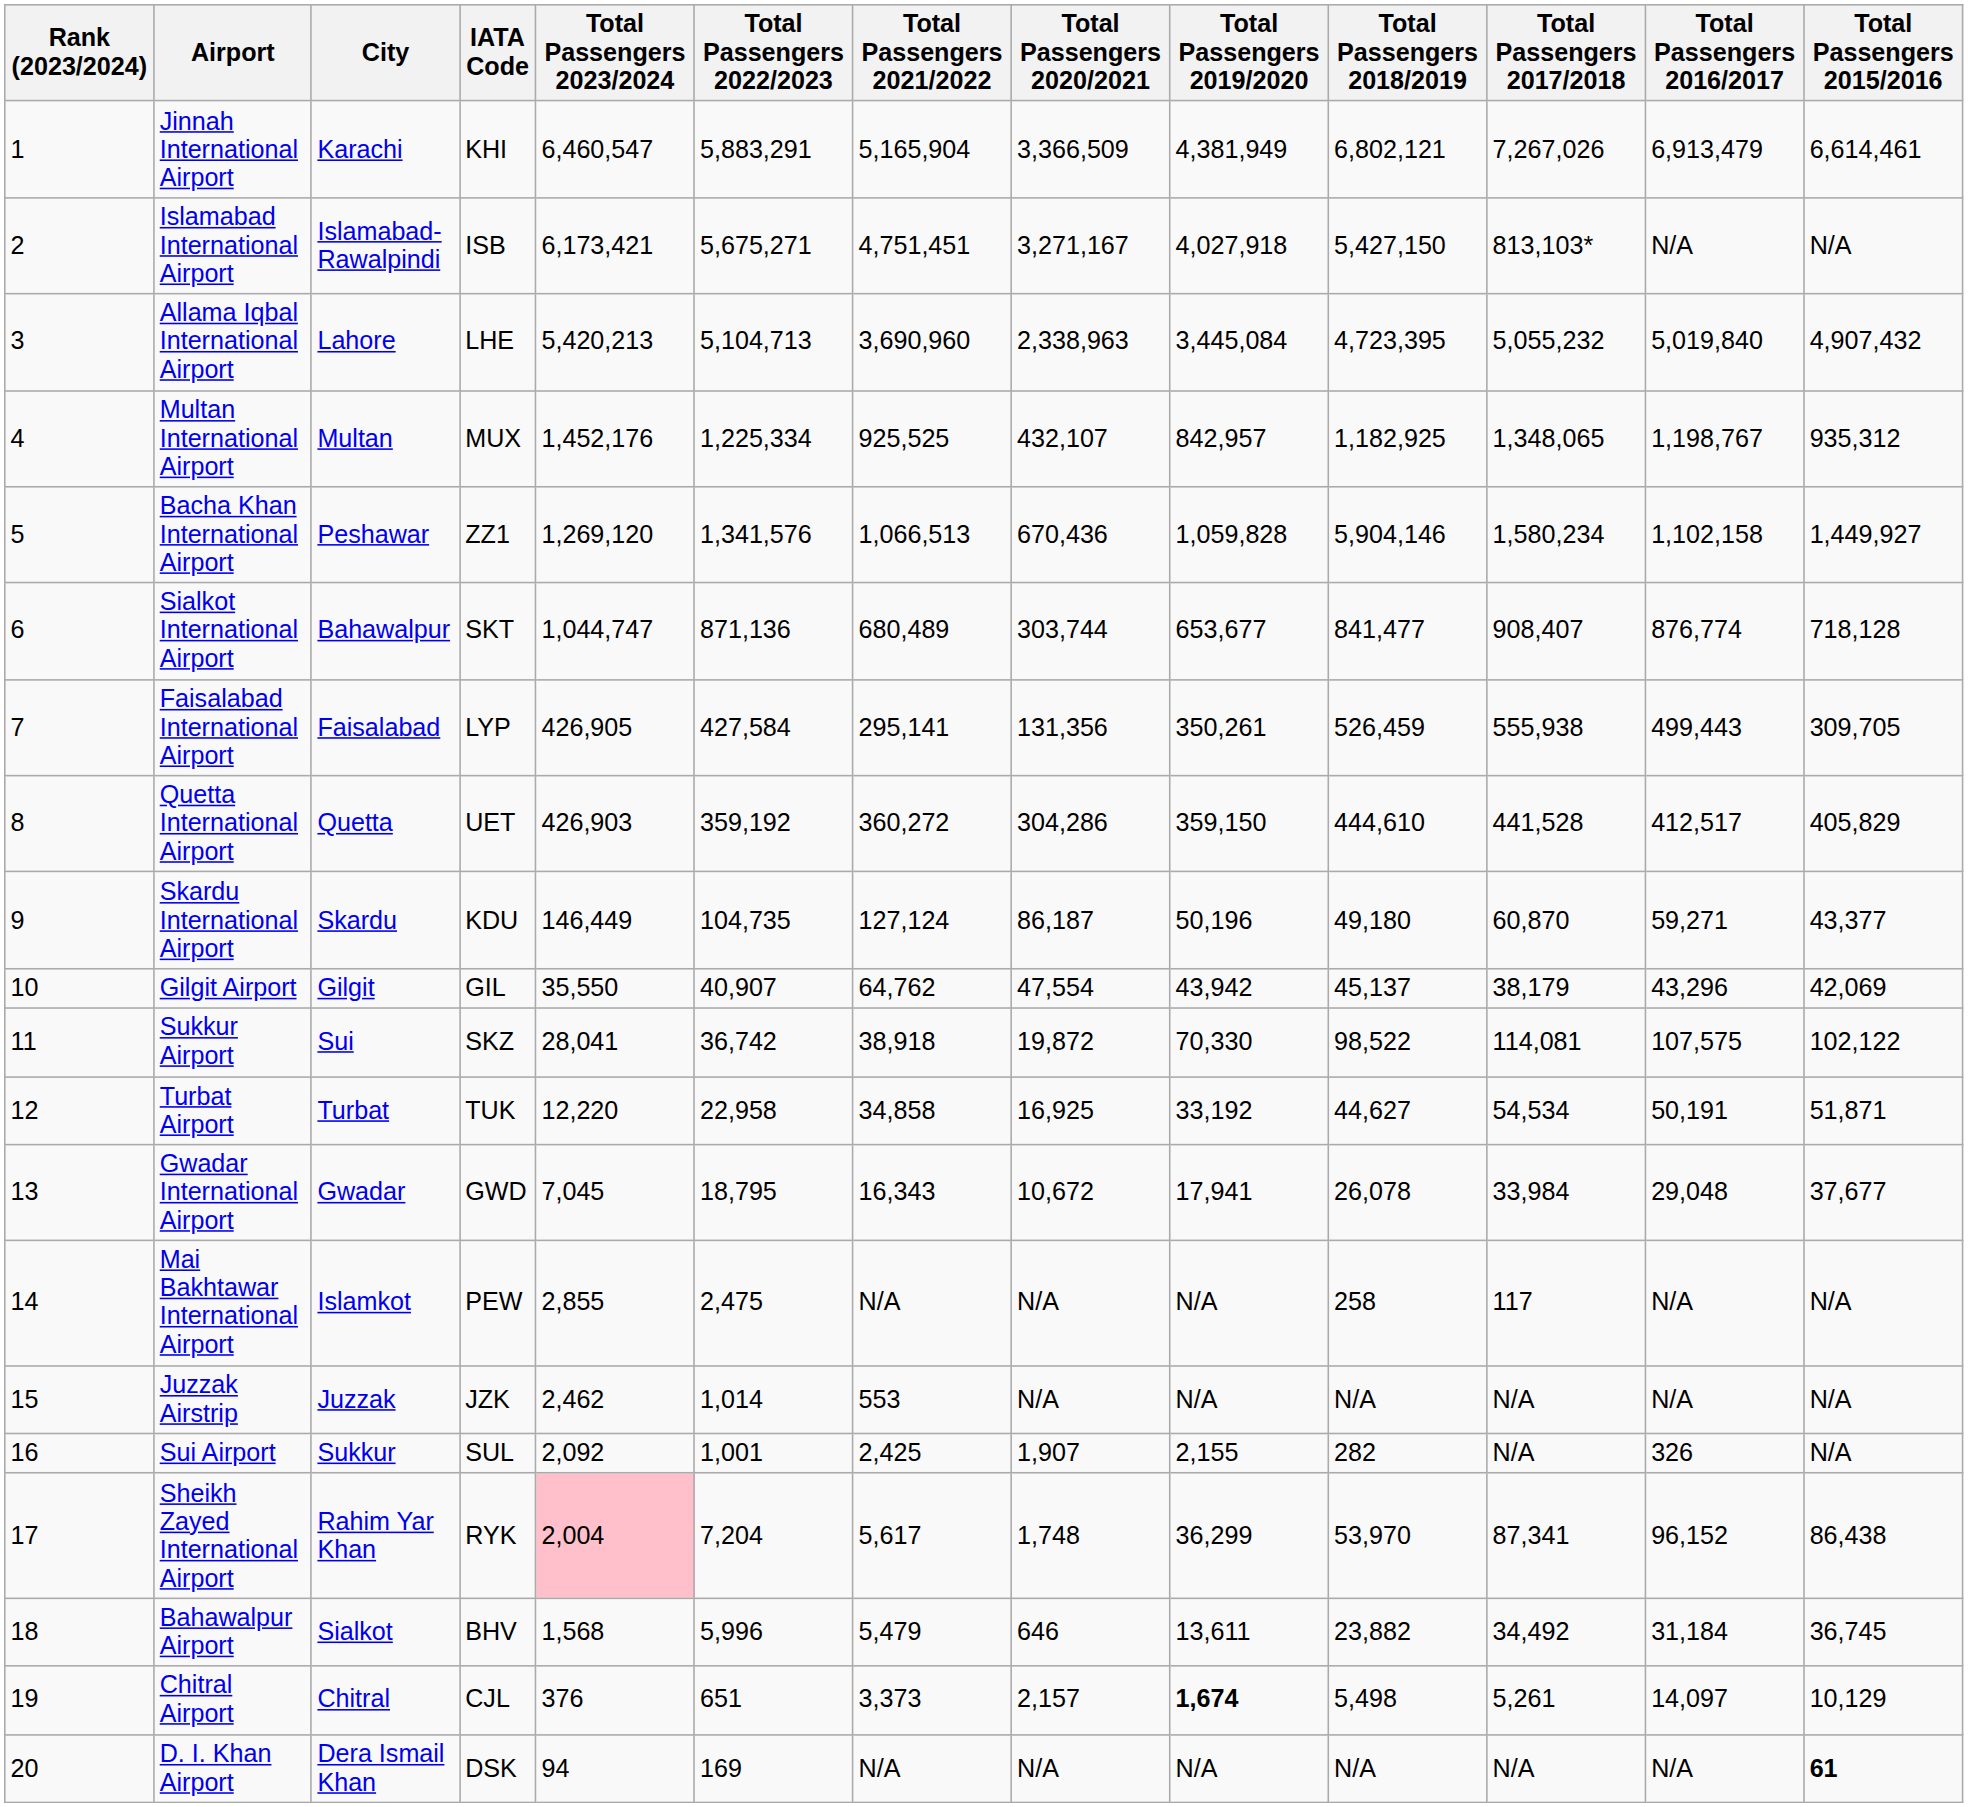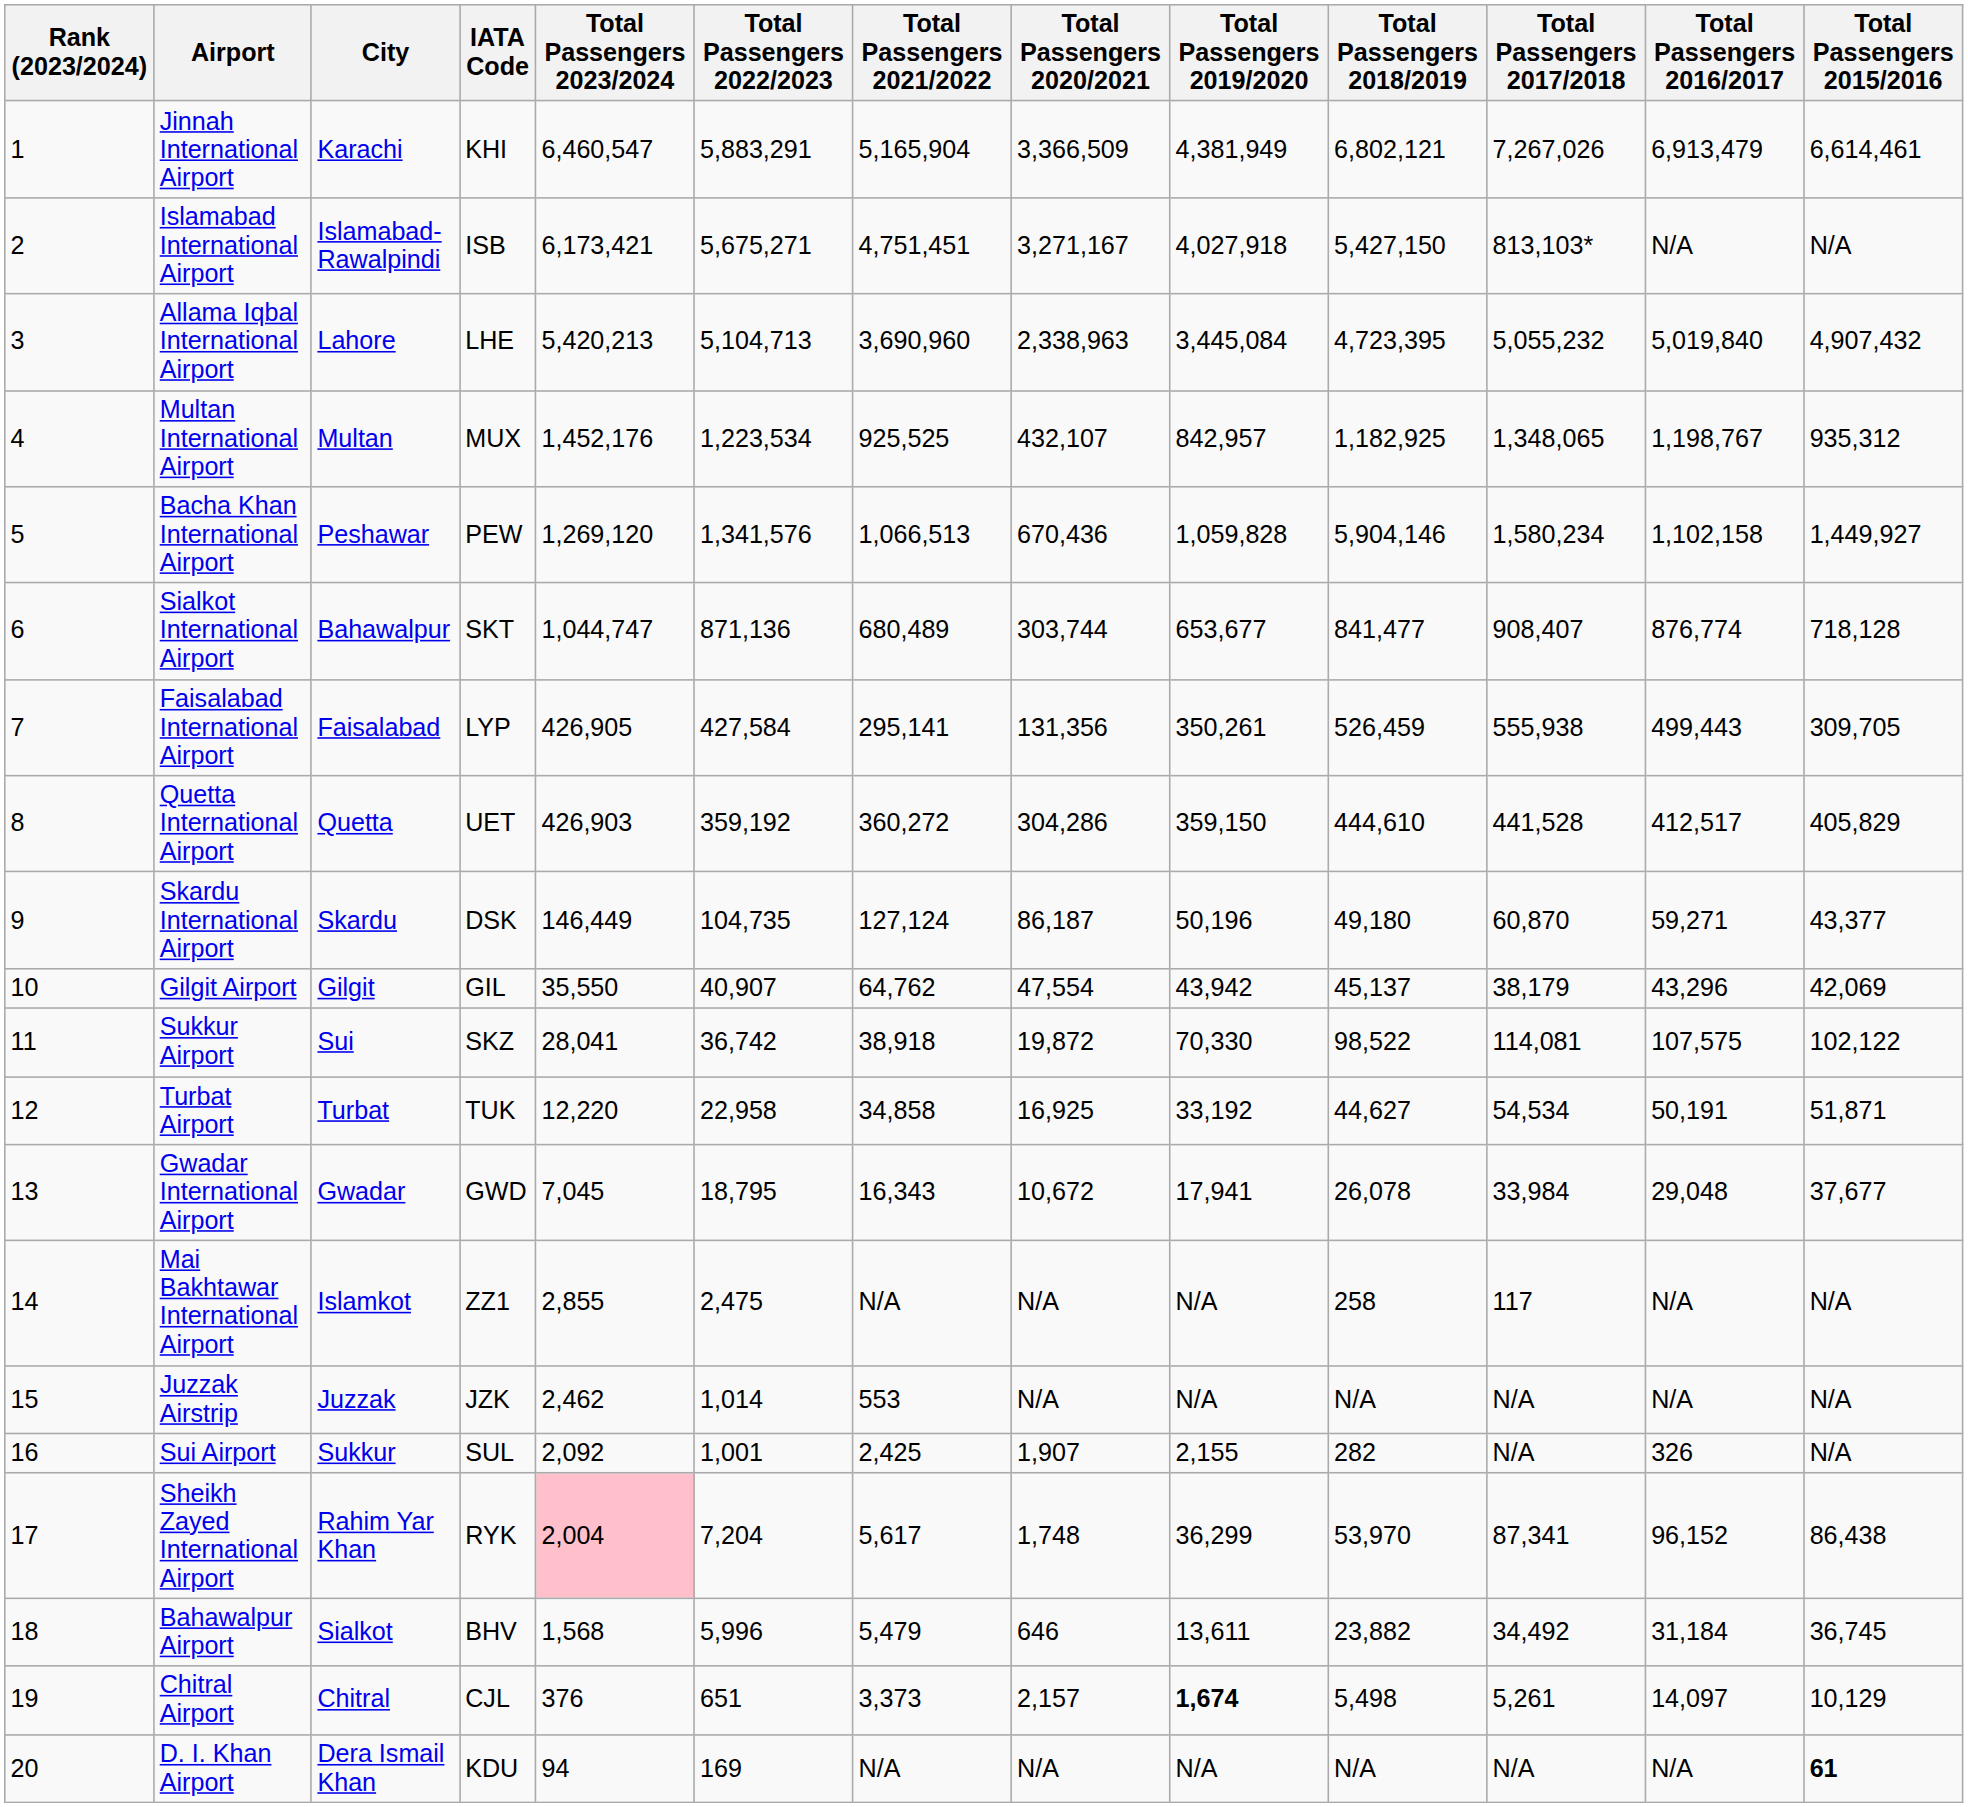(756, 438) 1,225,334 -> (756, 438) 1,223,534
(488, 534) ZZ1 -> (494, 534) PEW
(492, 919) KDU -> (491, 919) DSK
(494, 1302) PEW -> (488, 1302) ZZ1
(491, 1767) DSK -> (492, 1767) KDU
